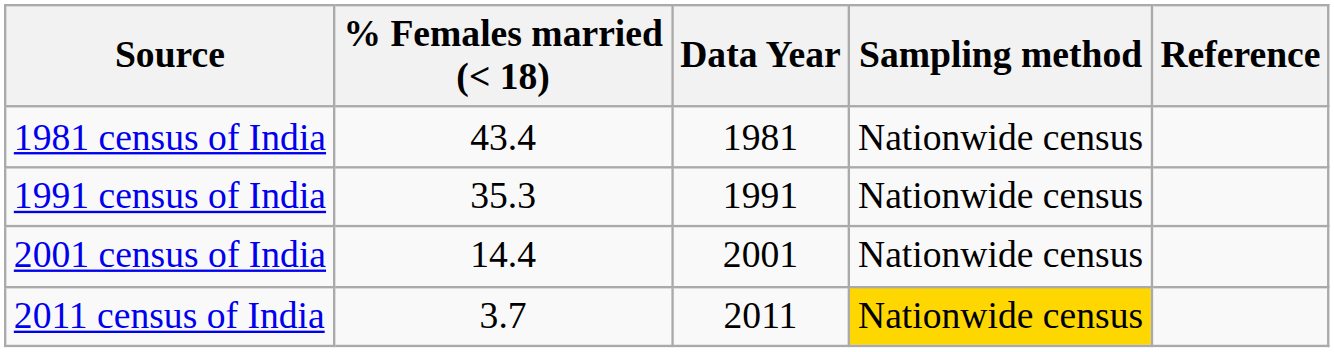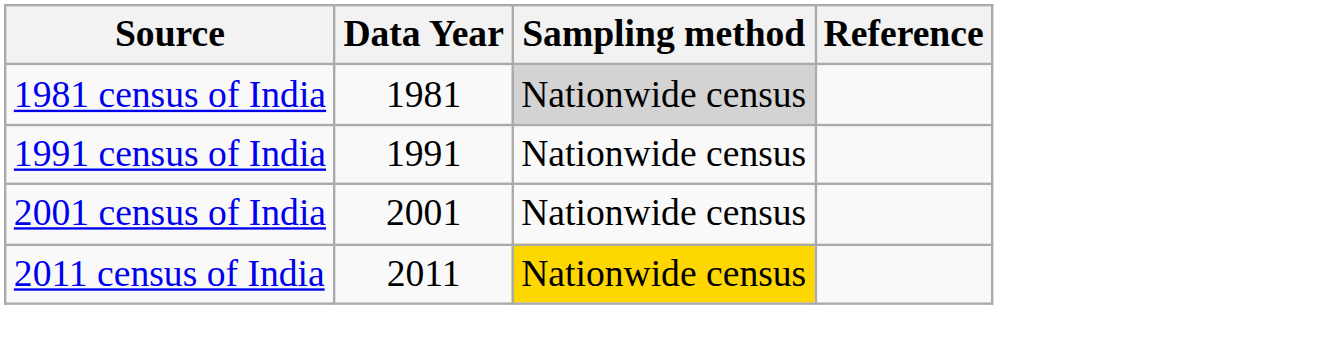- column: (503, 55)
(1001, 136) no background -> (664, 93) lightgrey background
